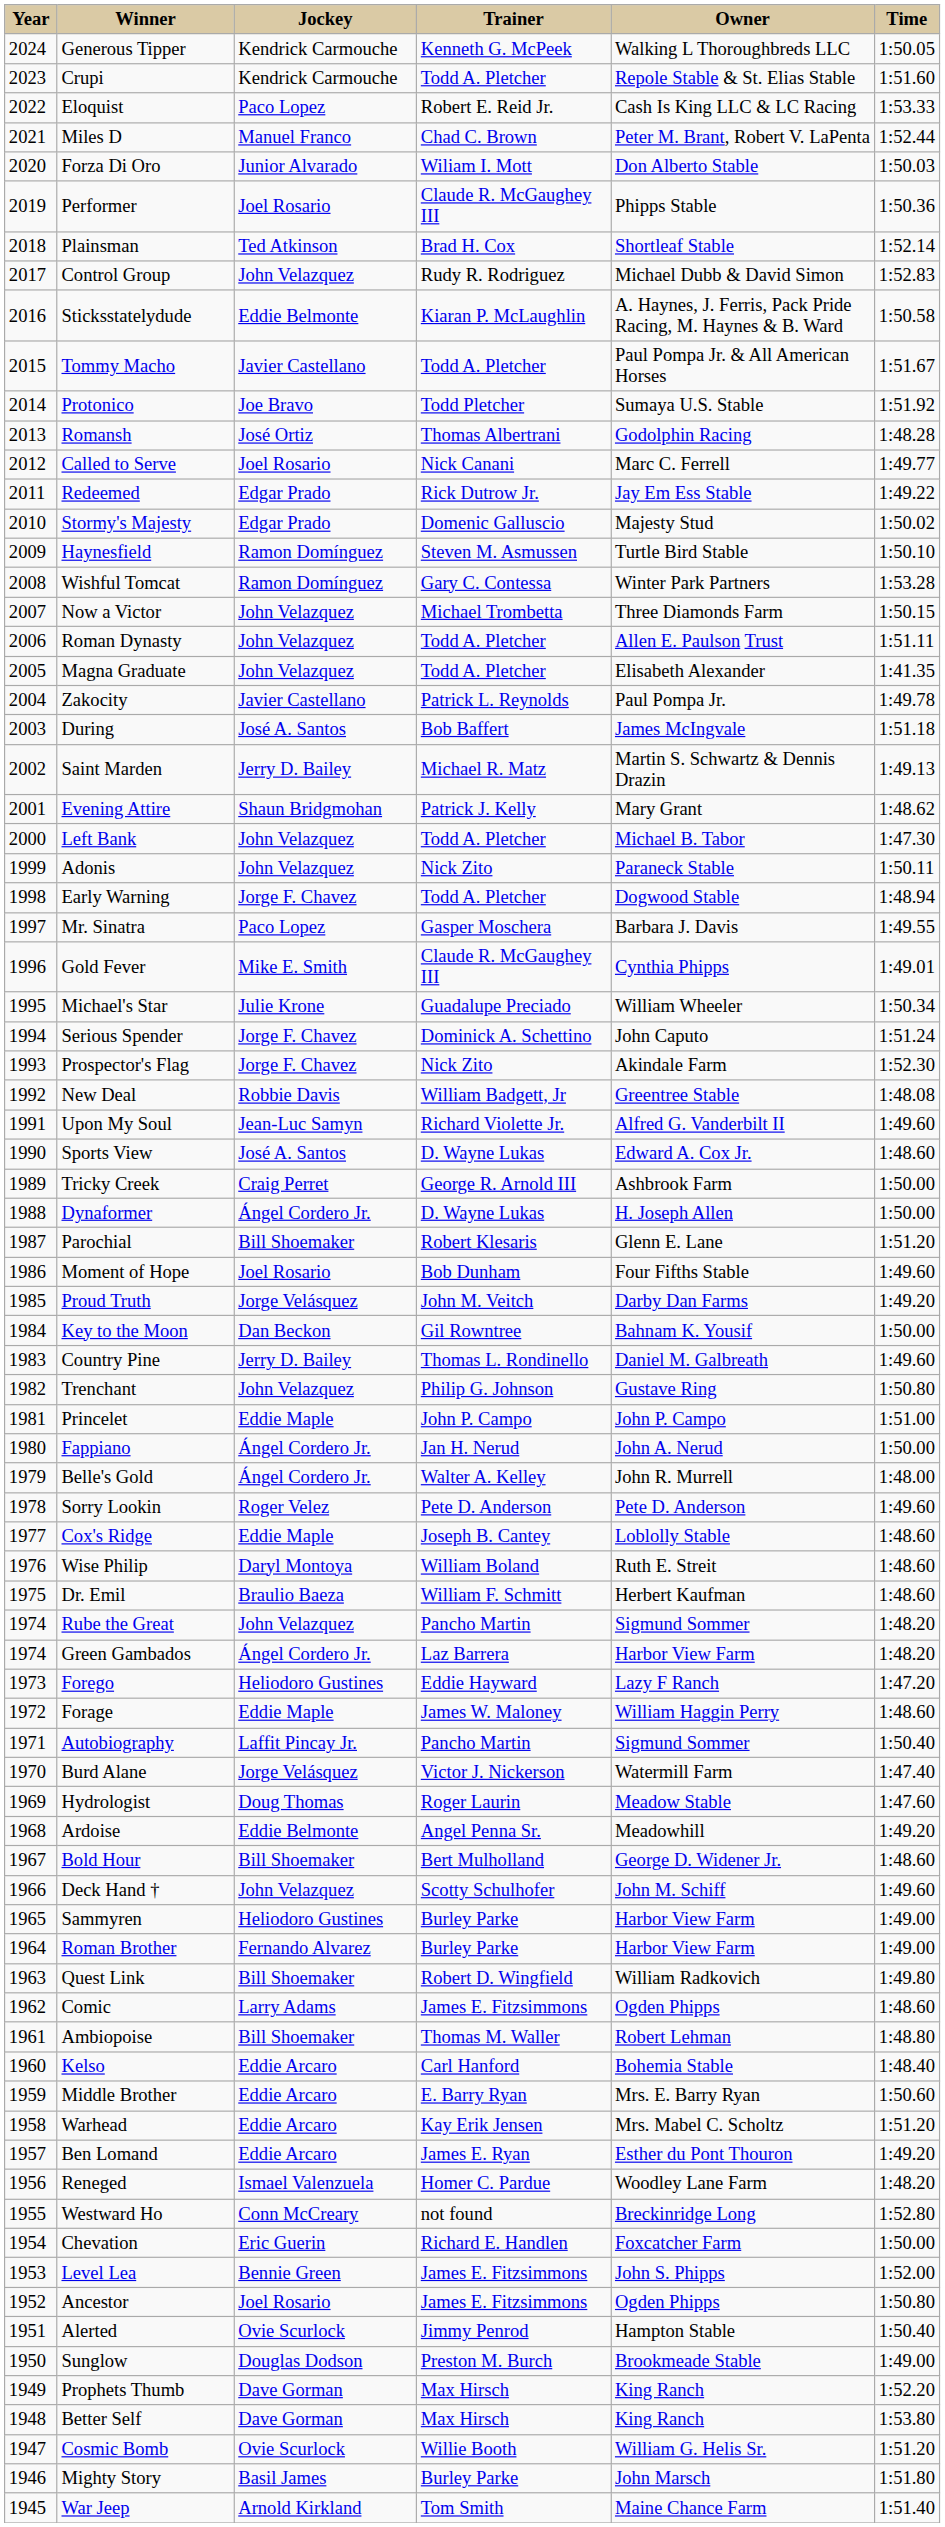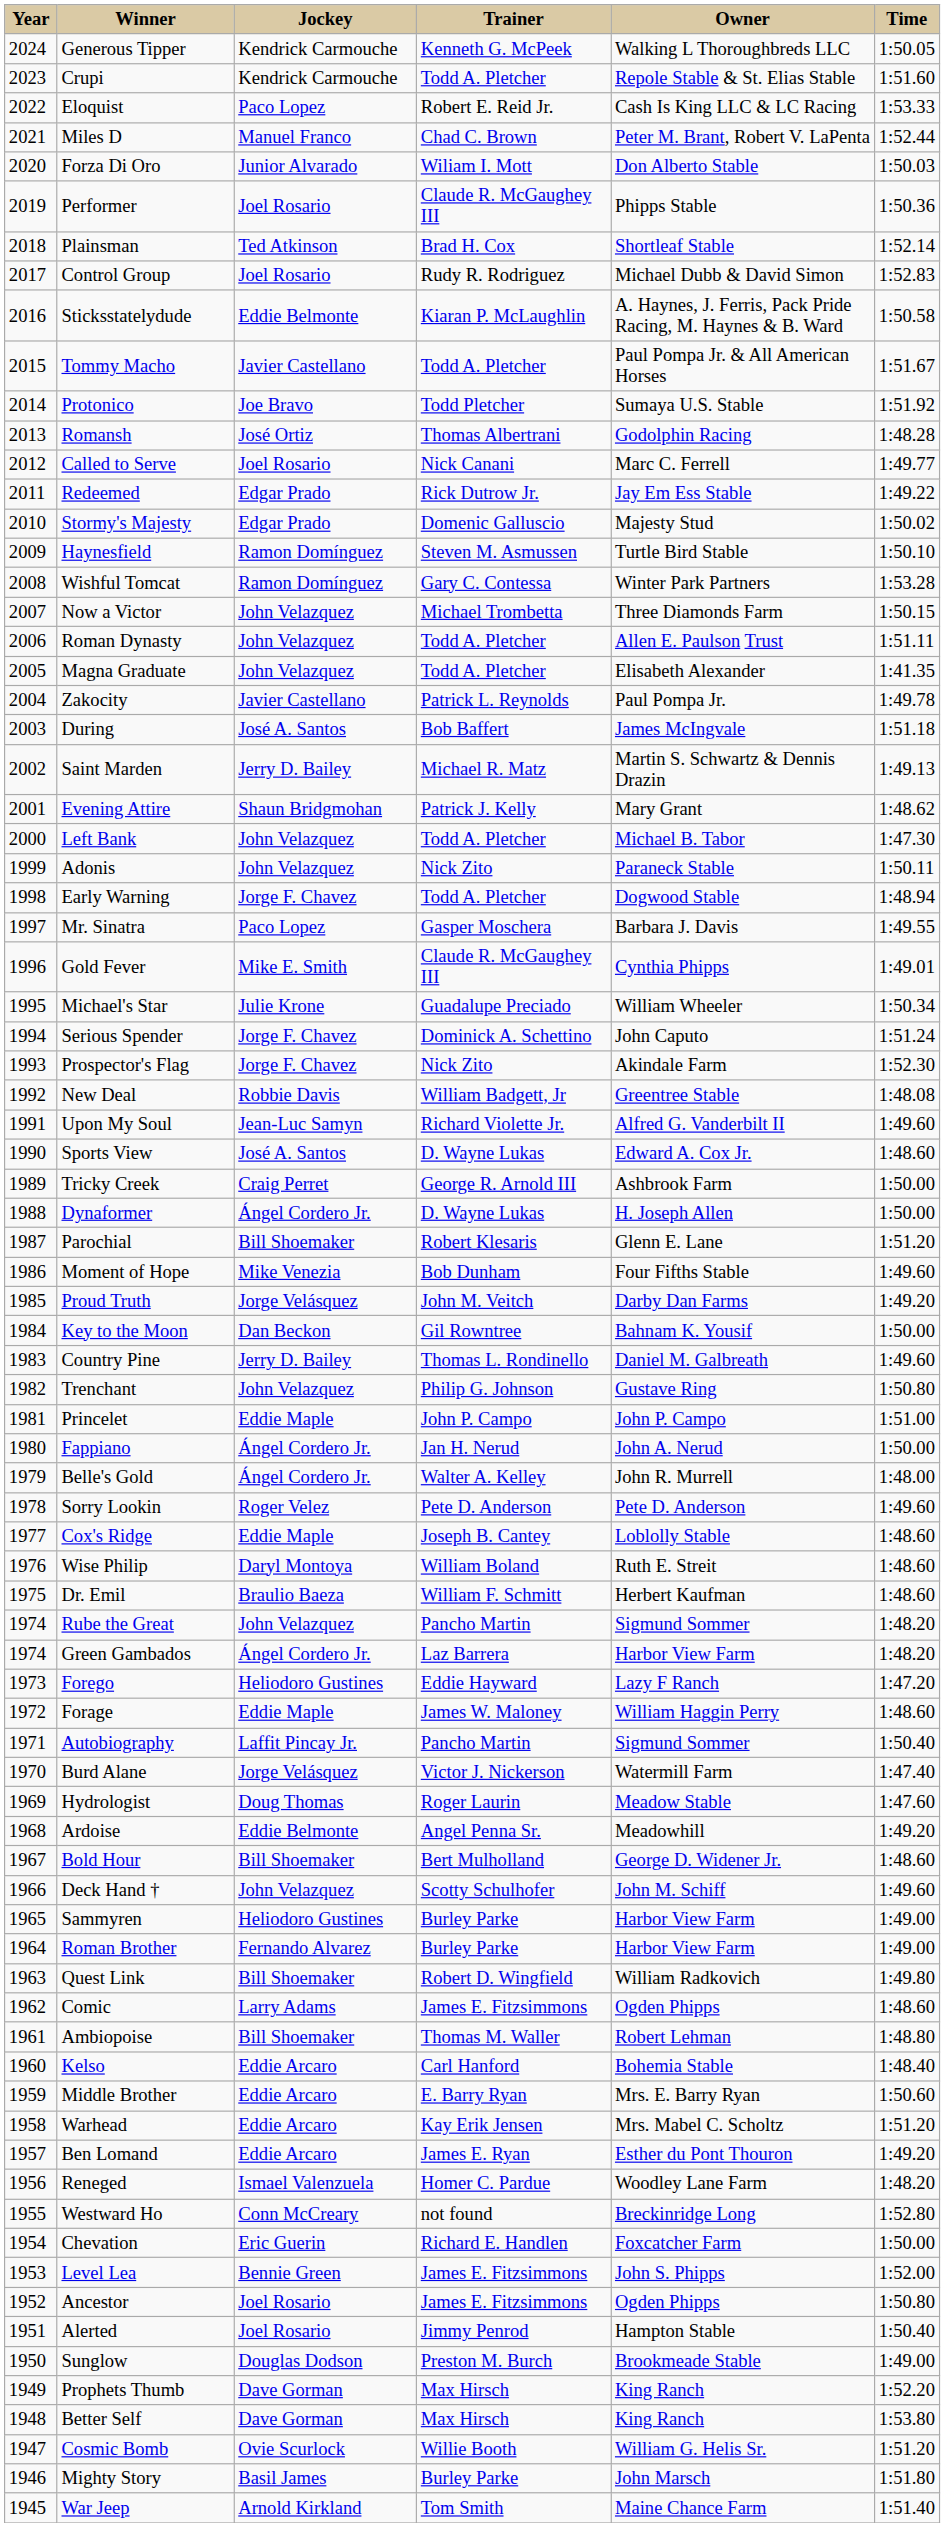(296, 275) John Velazquez -> (284, 275) Joel Rosario
(284, 1271) Joel Rosario -> (289, 1271) Mike Venezia
(292, 2331) Ovie Scurlock -> (284, 2331) Joel Rosario
